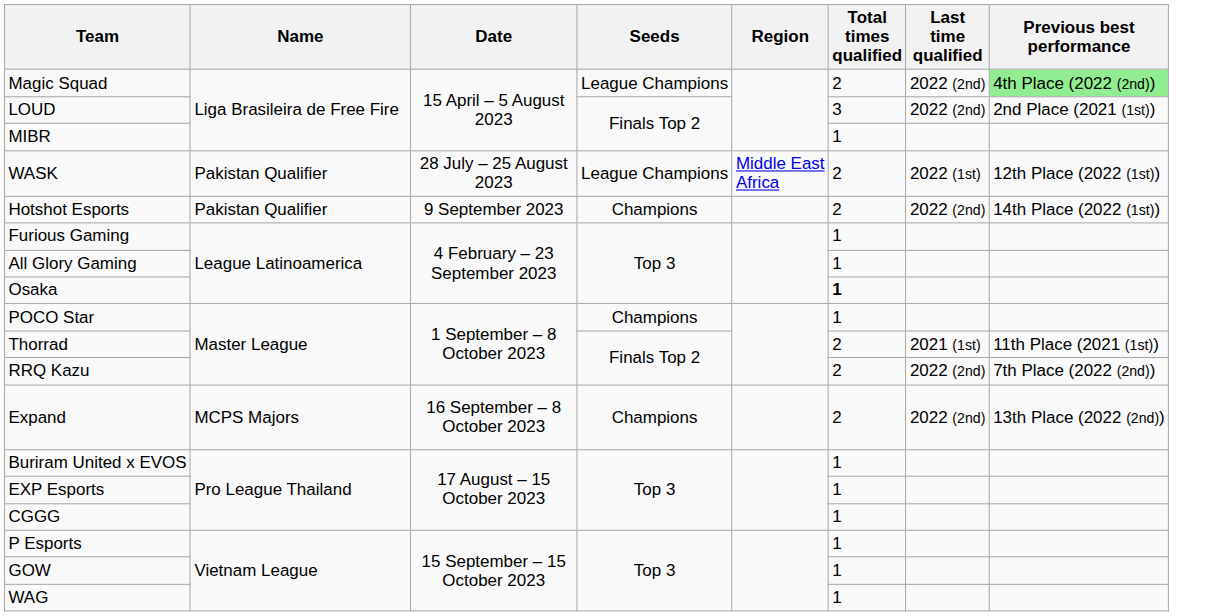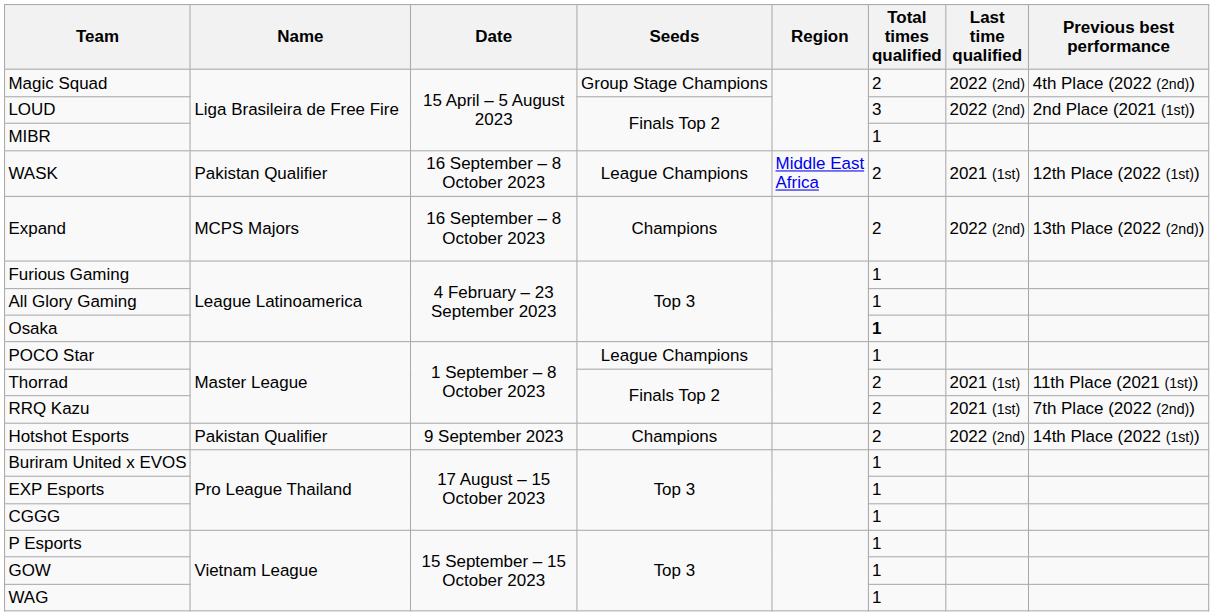(655, 83) League Champions -> (674, 83) Group Stage Champions
(1074, 83) lightgreen background -> (1114, 83) no background
(494, 173) 28 July – 25 August 2023 -> (494, 173) 16 September – 8 October 2023
(945, 173) 2022 (1st) -> (985, 173) 2021 (1st)
rows swapped: (69, 209) <-> (37, 417)
(655, 317) Champions -> (674, 355) League Champions
(948, 371) 2022 (2nd) -> (985, 409) 2021 (1st)
